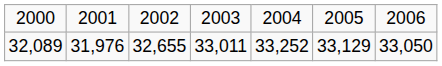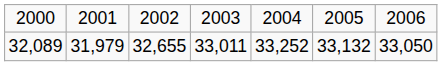(97, 46) 31,976 -> (97, 46) 31,979
(344, 46) 33,129 -> (344, 46) 33,132
